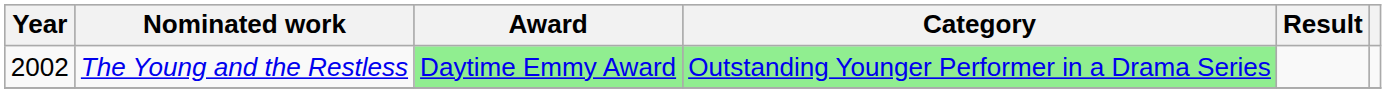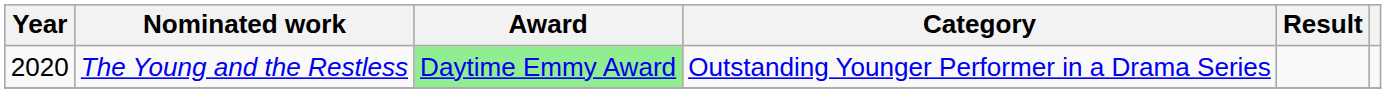(40, 66) 2002 -> (40, 66) 2020
(980, 66) lightgreen background -> (980, 66) no background
